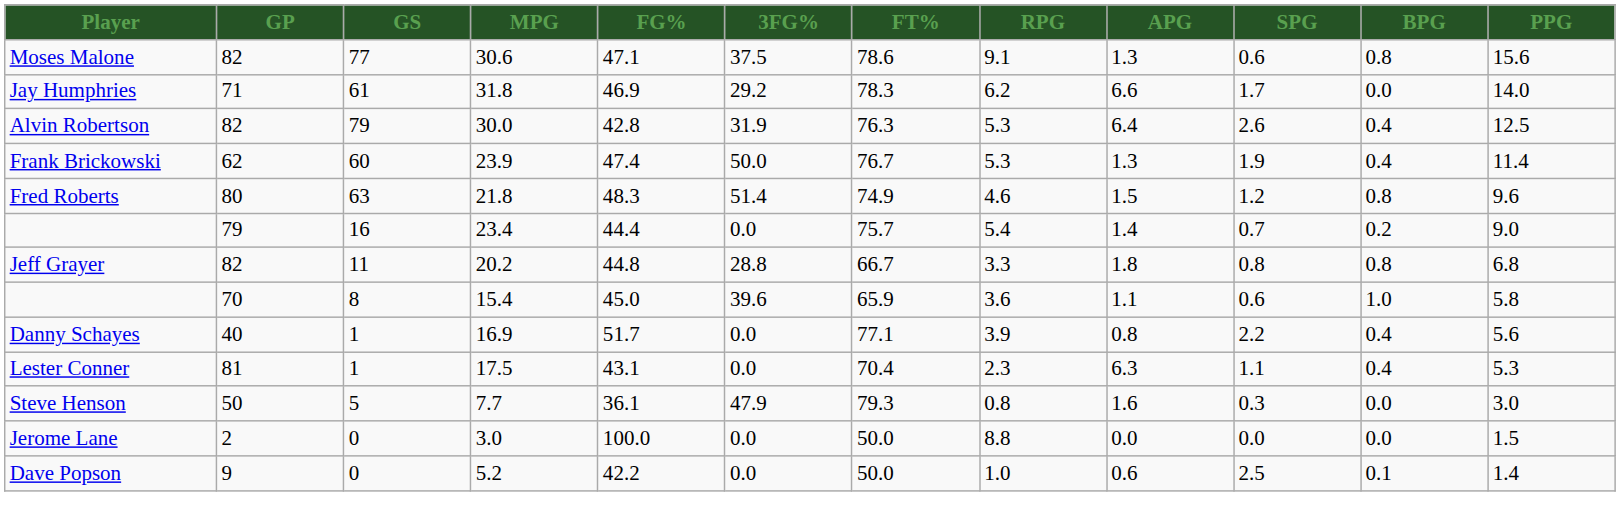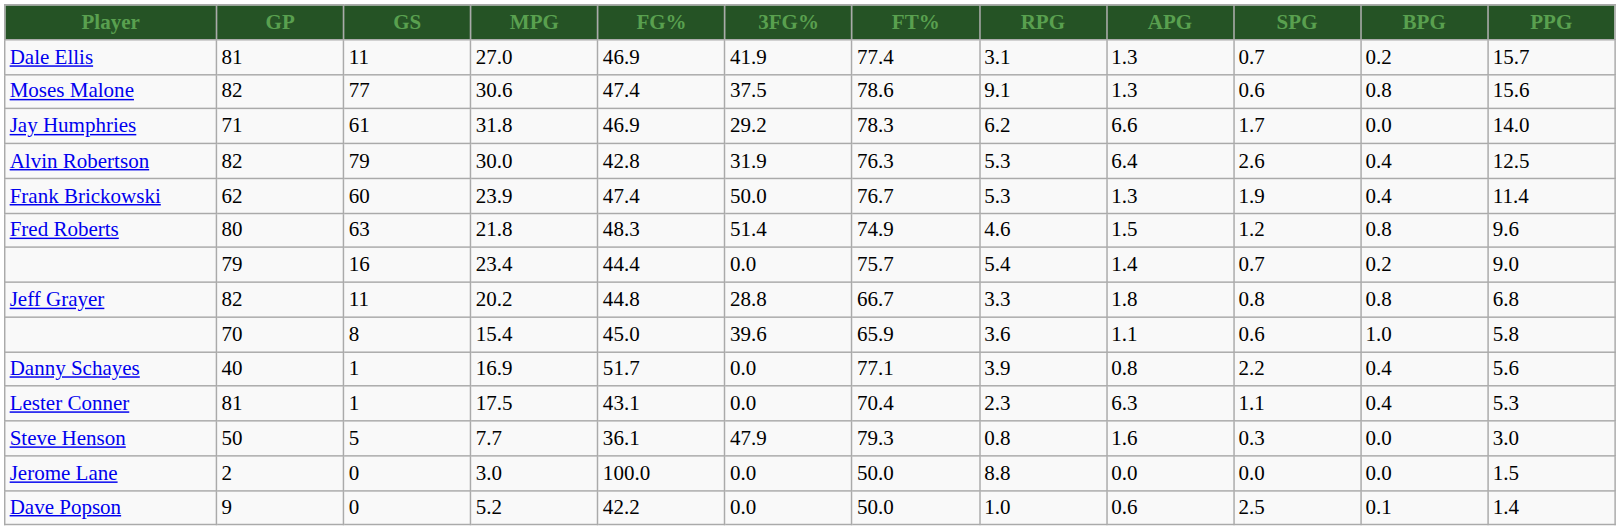+ row: (51, 56)
(621, 56) 47.1 -> (621, 91) 47.4
